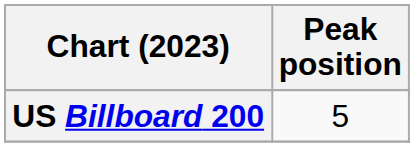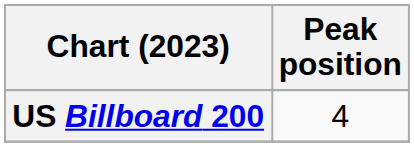(340, 115) 5 -> (340, 115) 4
